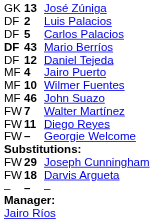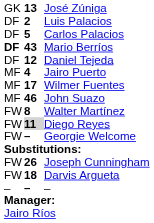(30, 85) 10 -> (30, 85) 17
(27, 111) 7 -> (27, 111) 8
(30, 124) no background -> (30, 124) lightgrey background
(30, 162) 29 -> (30, 162) 26
